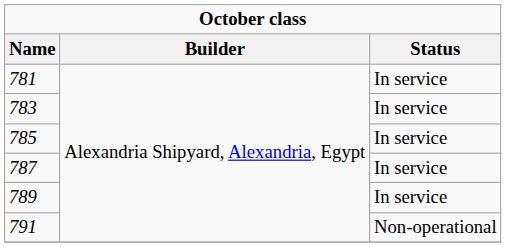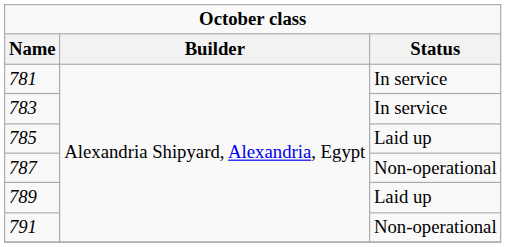(411, 138) In service -> (403, 138) Laid up
(411, 167) In service -> (435, 167) Non-operational
(411, 197) In service -> (403, 197) Laid up
